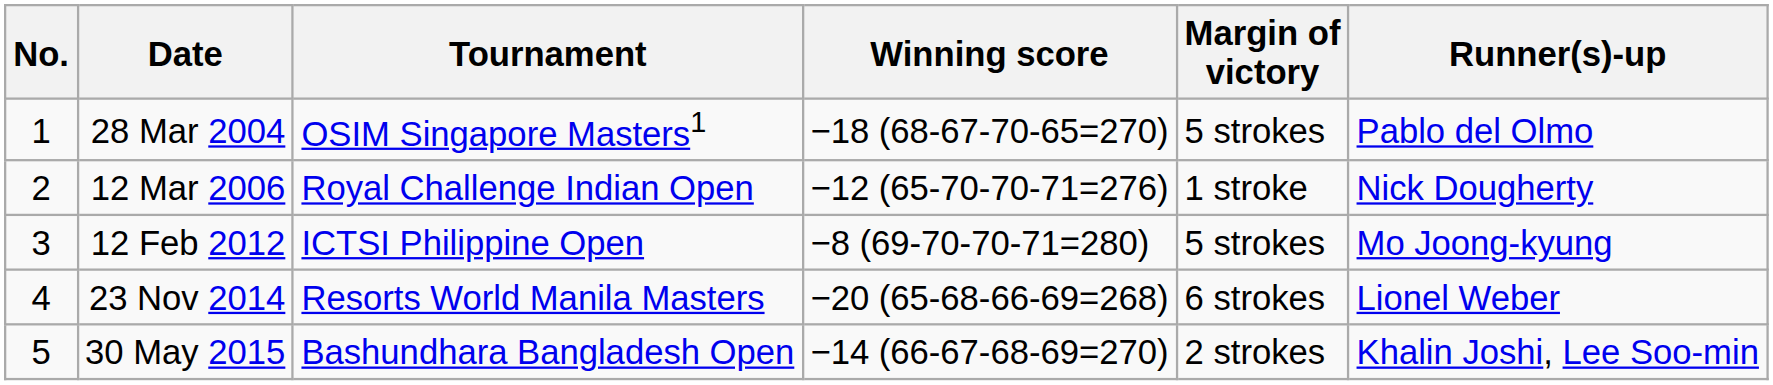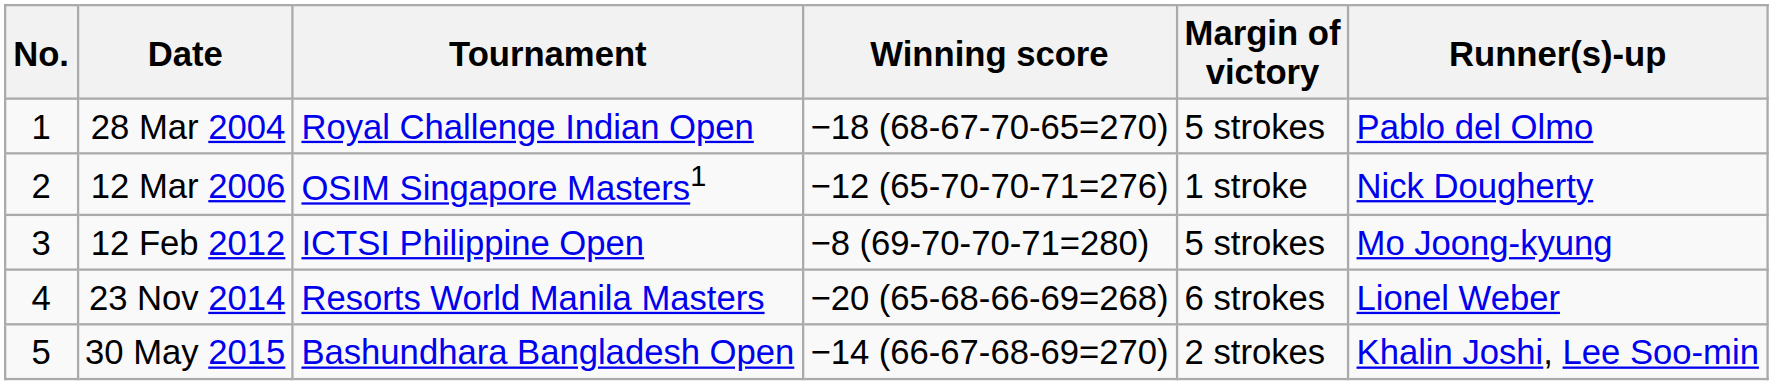(504, 130) OSIM Singapore Masters1 -> (528, 126) Royal Challenge Indian Open
(528, 188) Royal Challenge Indian Open -> (504, 185) OSIM Singapore Masters1
